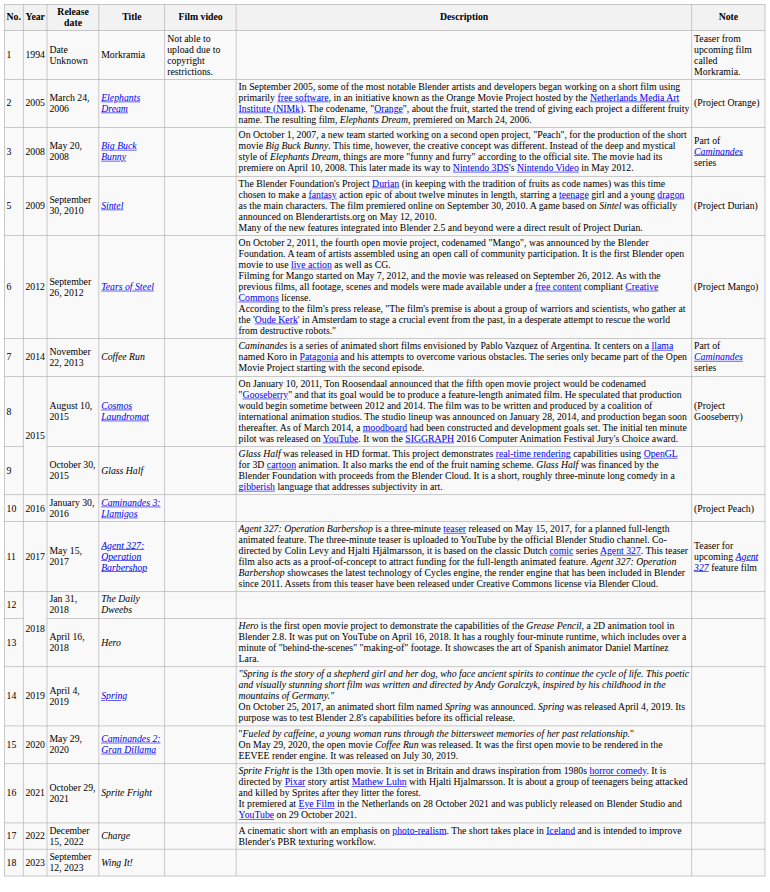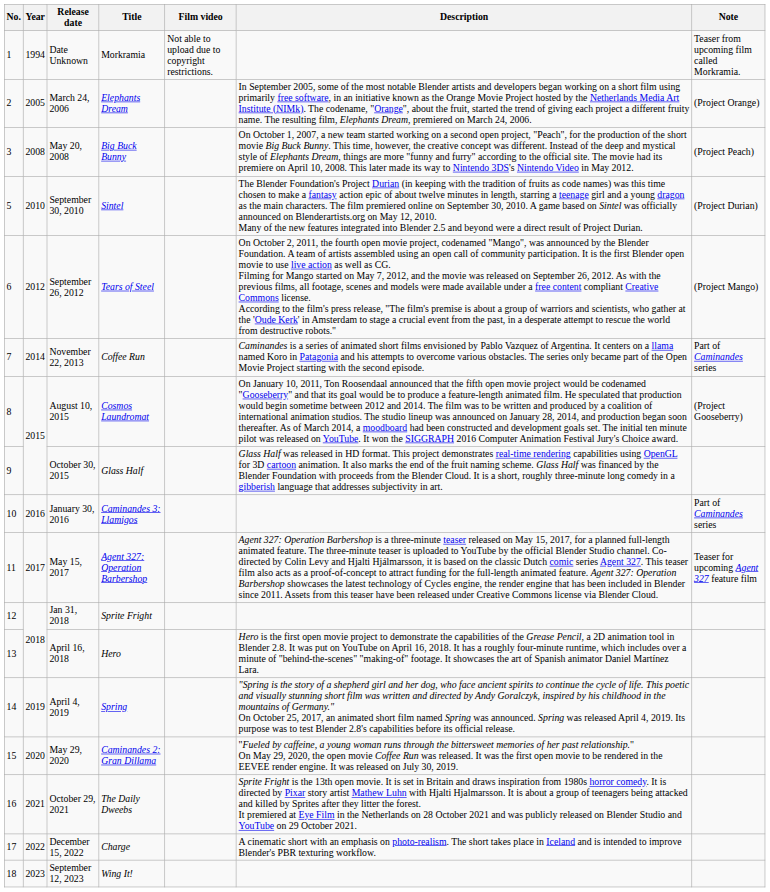(718, 152) Part of Caminandes series -> (724, 152) (Project Peach)
(35, 205) 2009 -> (35, 205) 2010
(724, 508) (Project Peach) -> (718, 513) Part of Caminandes series
(121, 605) The Daily Dweebs -> (126, 616) Sprite Fright
(126, 793) Sprite Fright -> (121, 804) The Daily Dweebs
